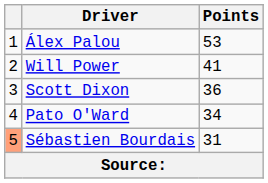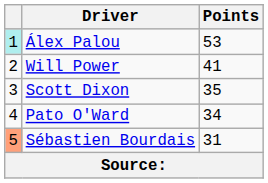(13, 42) no background -> (13, 42) paleturquoise background
(212, 91) 36 -> (212, 91) 35
